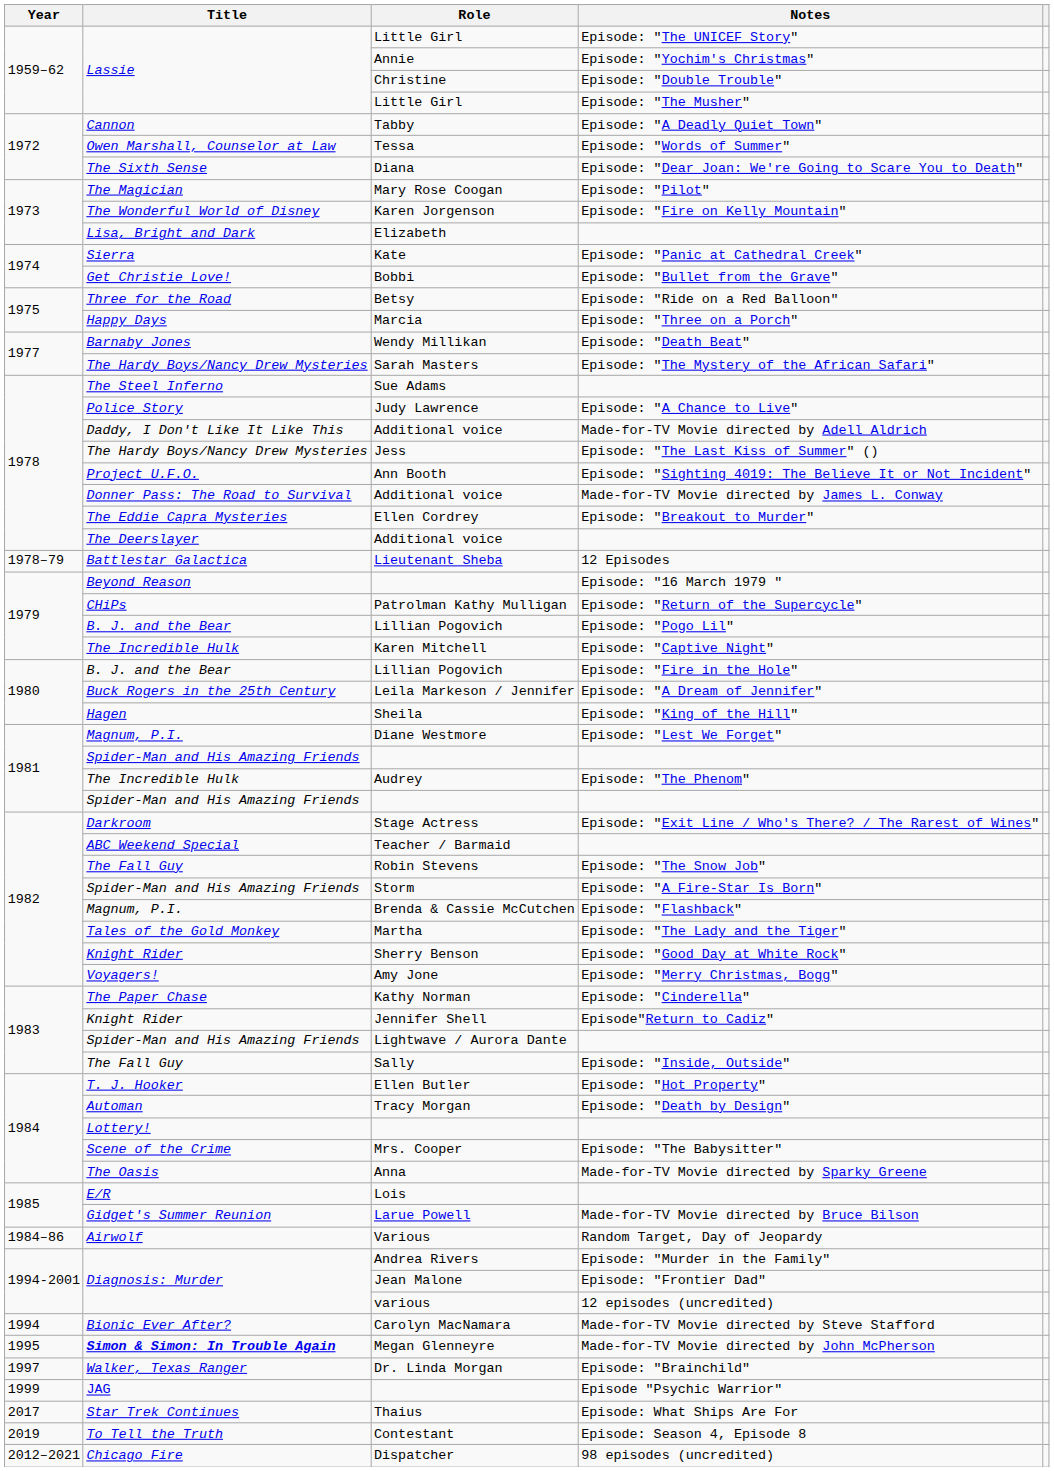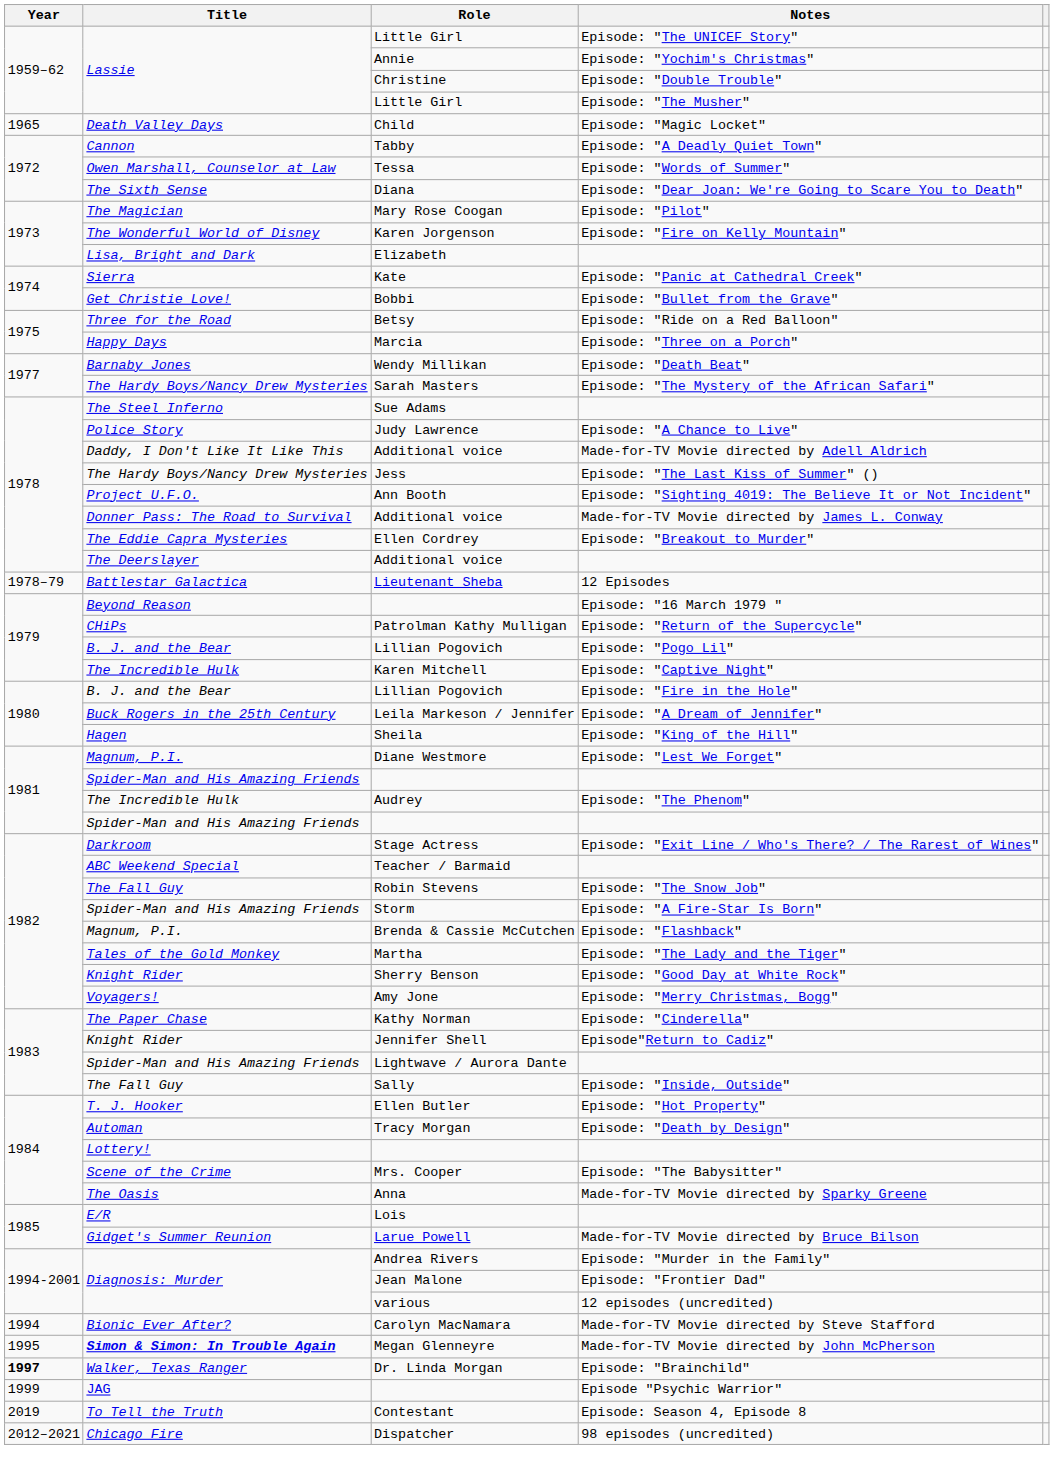+ row: (394, 125)
- row: (402, 1238)
(24, 1368) normal -> (24, 1368) bold
- row: (398, 1412)
